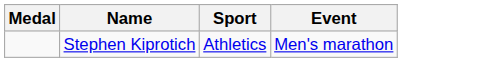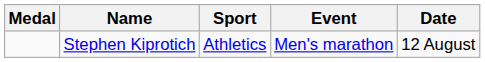+ column: (438, 18)
